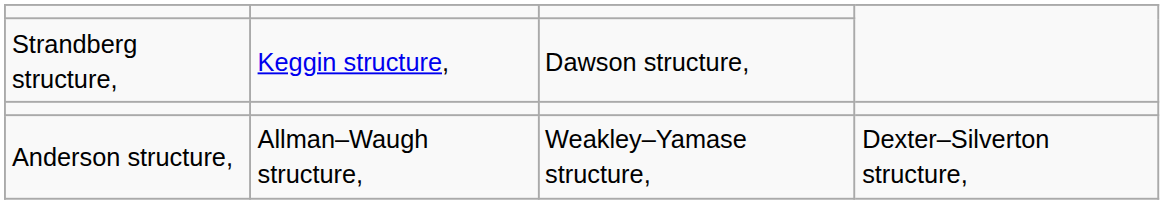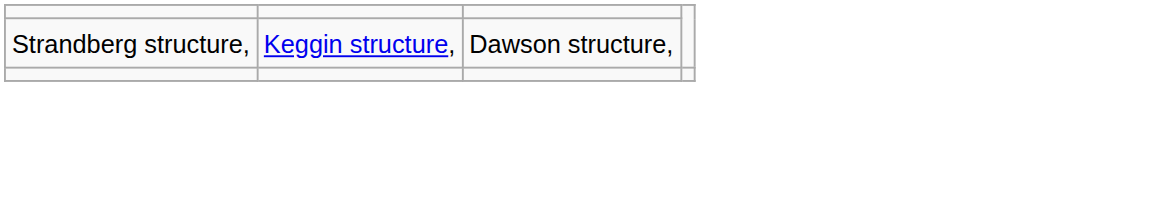- row: (122, 158)
